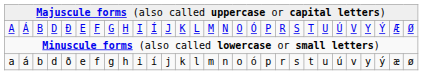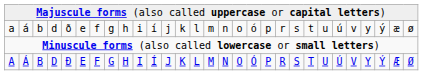rows swapped: (12, 29) <-> (12, 61)
